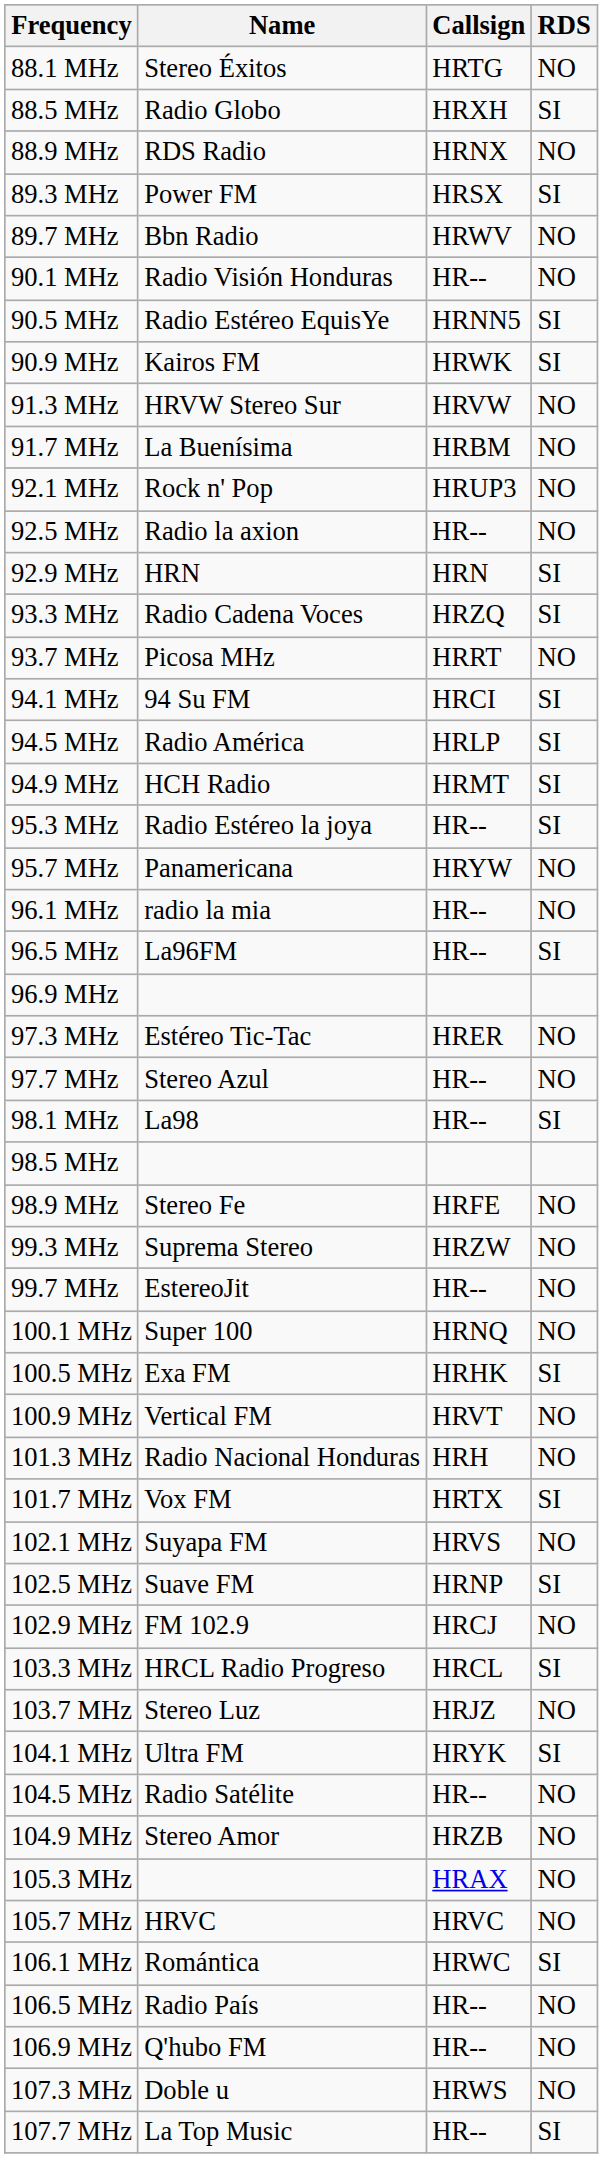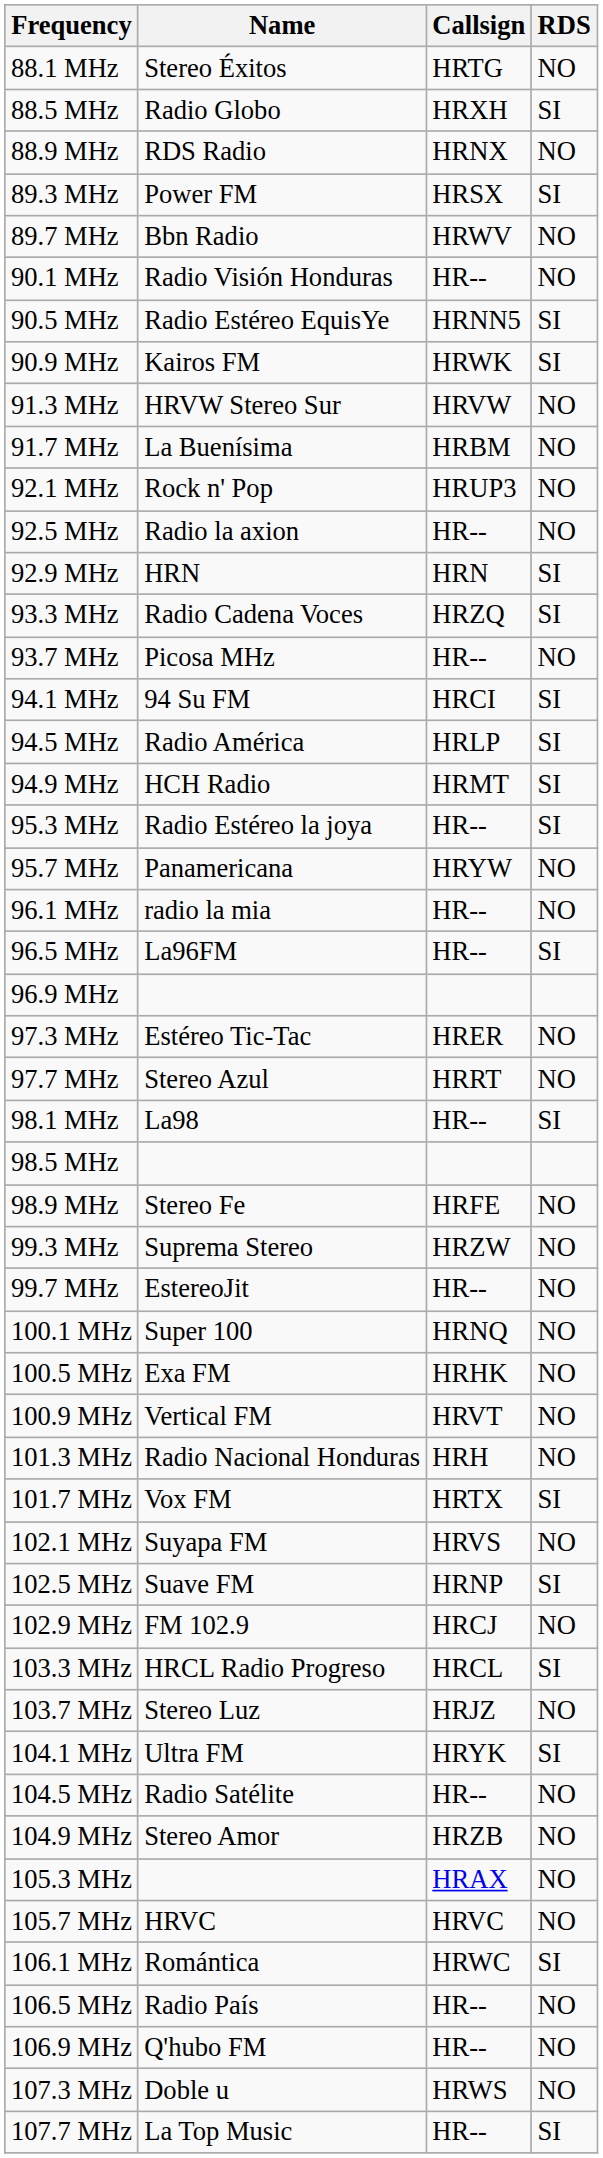(467, 657) HRRT -> (460, 657) HR--
(460, 1078) HR-- -> (467, 1078) HRRT
(549, 1373) SI -> (557, 1373) NO
